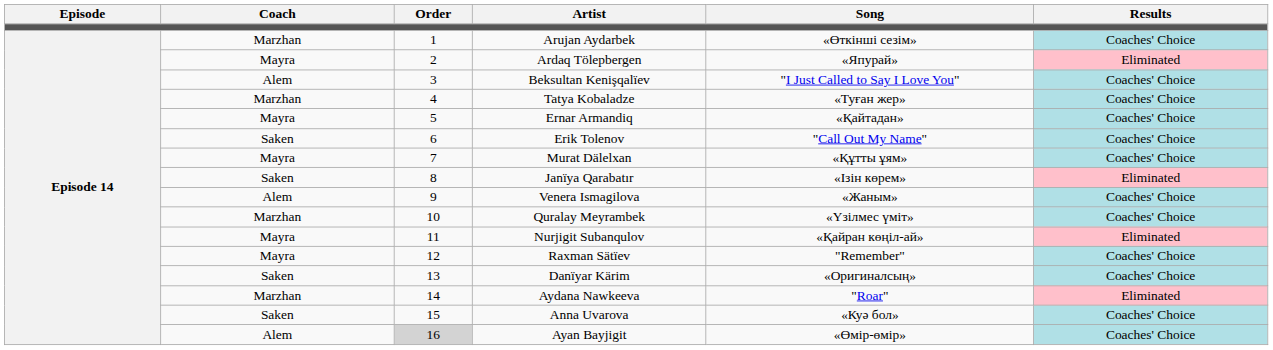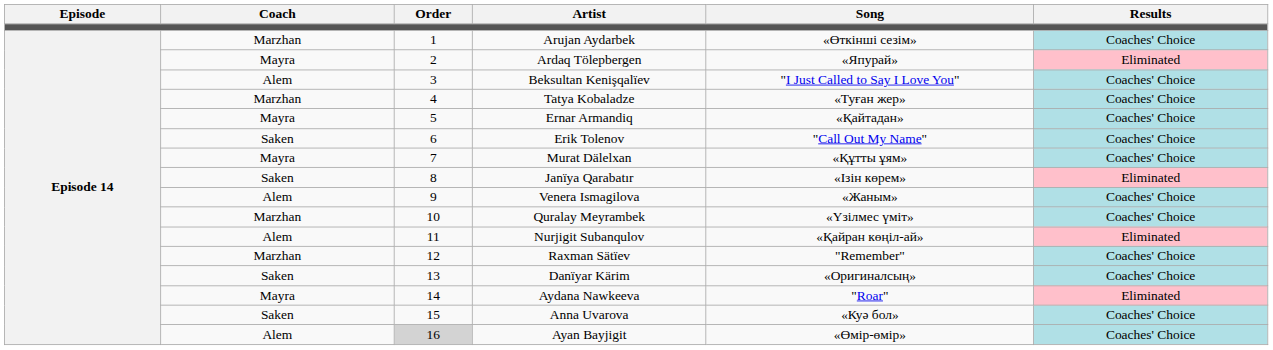(277, 236) Mayra -> (277, 236) Alem
(277, 256) Mayra -> (277, 256) Marzhan
(277, 295) Marzhan -> (277, 295) Mayra
